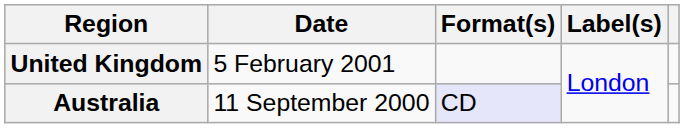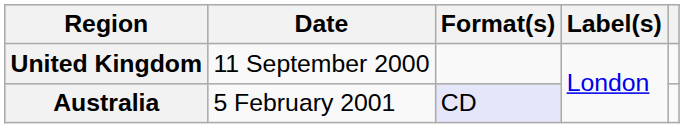(304, 63) 5 February 2001 -> (321, 63) 11 September 2000
(321, 102) 11 September 2000 -> (304, 102) 5 February 2001
